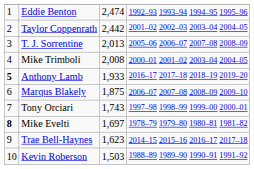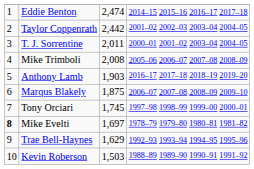(188, 12) 1992–93 1993–94 1994–95 1995–96 -> (188, 12) 2014–15 2015–16 2016–17 2017–18
(113, 44) 2,013 -> (113, 44) 2,011
(188, 44) 2005–06 2006–07 2007–08 2008–09 -> (188, 44) 2000–01 2001–02 2003–04 2004–05
(188, 60) 2000–01 2001–02 2003–04 2004–05 -> (188, 60) 2005–06 2006–07 2007–08 2008–09
(9, 76) bold -> (9, 76) normal
(113, 76) 1,933 -> (113, 76) 1,903
(113, 108) 1,743 -> (113, 108) 1,745
(113, 140) 1,623 -> (113, 140) 1,629
(188, 140) 2014–15 2015–16 2016–17 2017–18 -> (188, 140) 1992–93 1993–94 1994–95 1995–96
